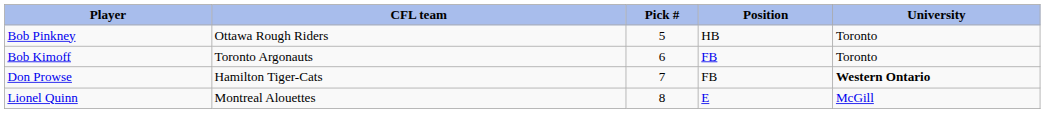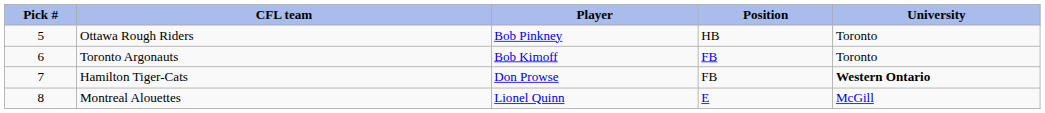columns swapped: (662, 14) <-> (108, 14)
